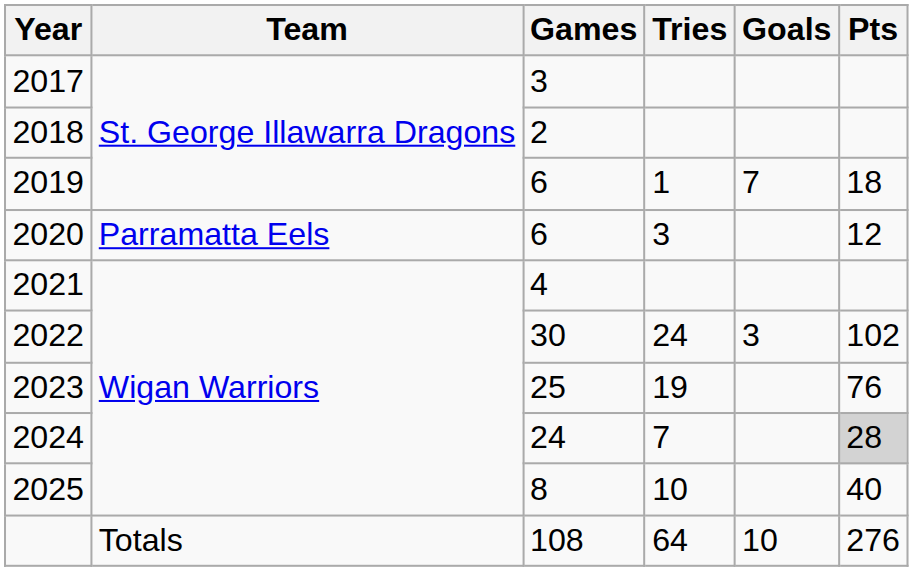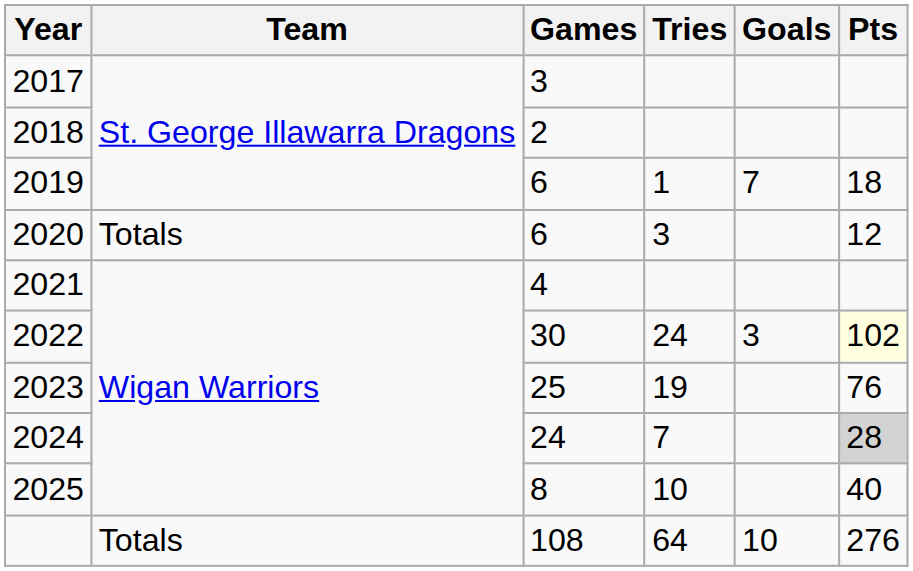(214, 234) Parramatta Eels -> (141, 234) Totals
(873, 336) no background -> (873, 336) lightyellow background
